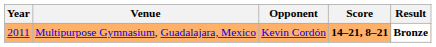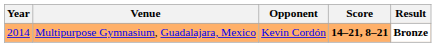(18, 33) 2011 -> (18, 33) 2014
